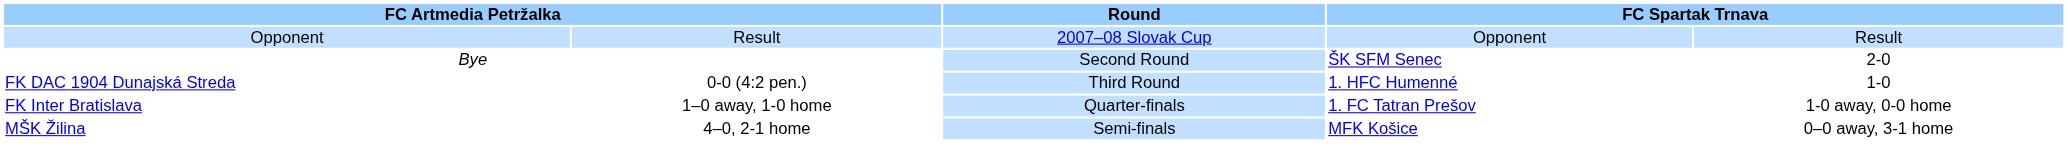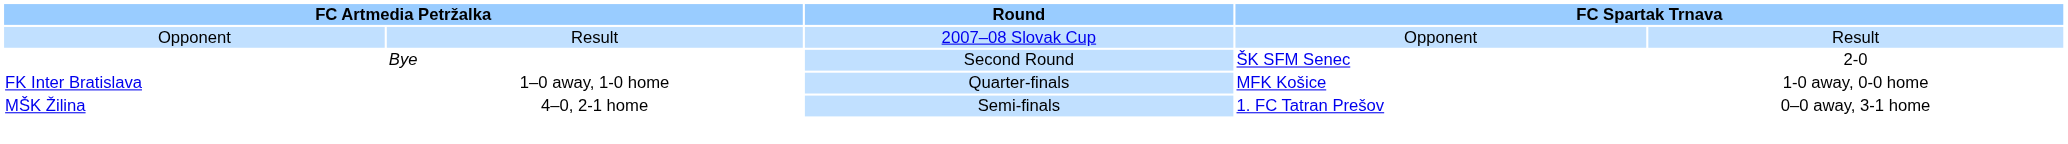- row: (120, 83)
(1402, 105) 1. FC Tatran Prešov -> (1281, 83) MFK Košice
(1373, 128) MFK Košice -> (1310, 105) 1. FC Tatran Prešov
